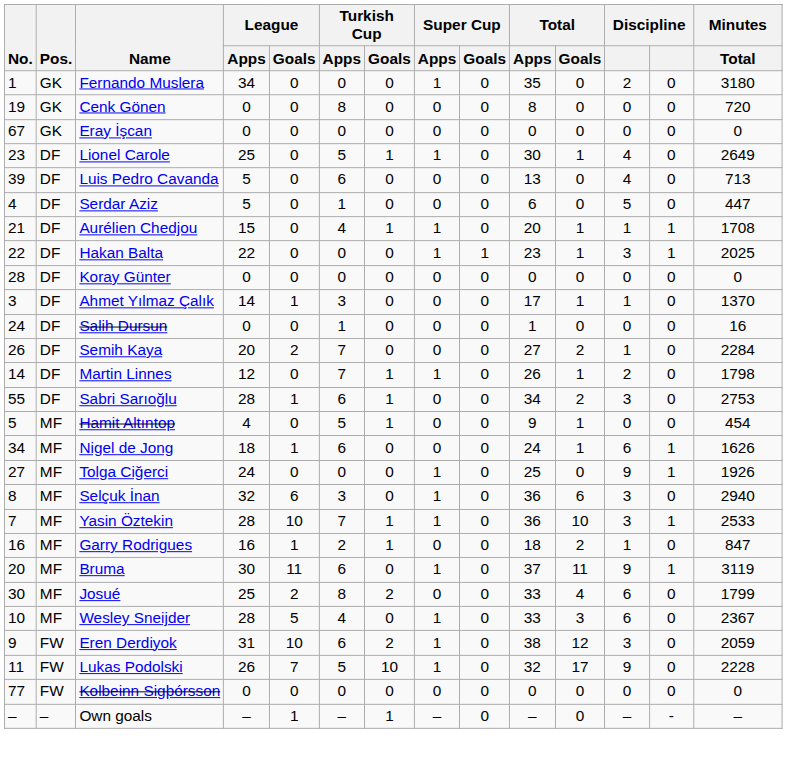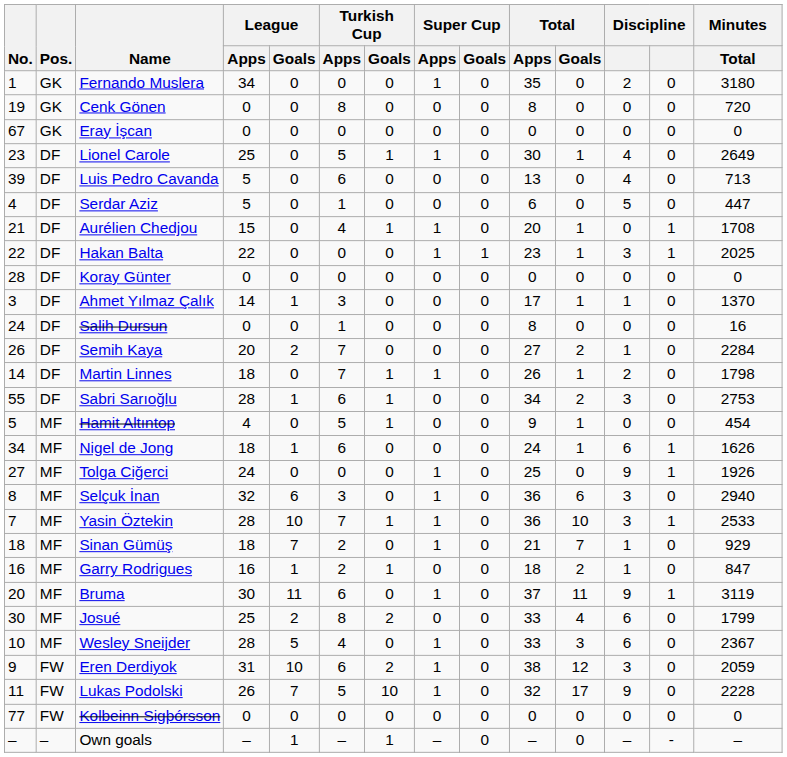(627, 228) 1 -> (627, 228) 0
(532, 326) 1 -> (532, 326) 8
(247, 374) 12 -> (247, 374) 18
+ row: (126, 545)
